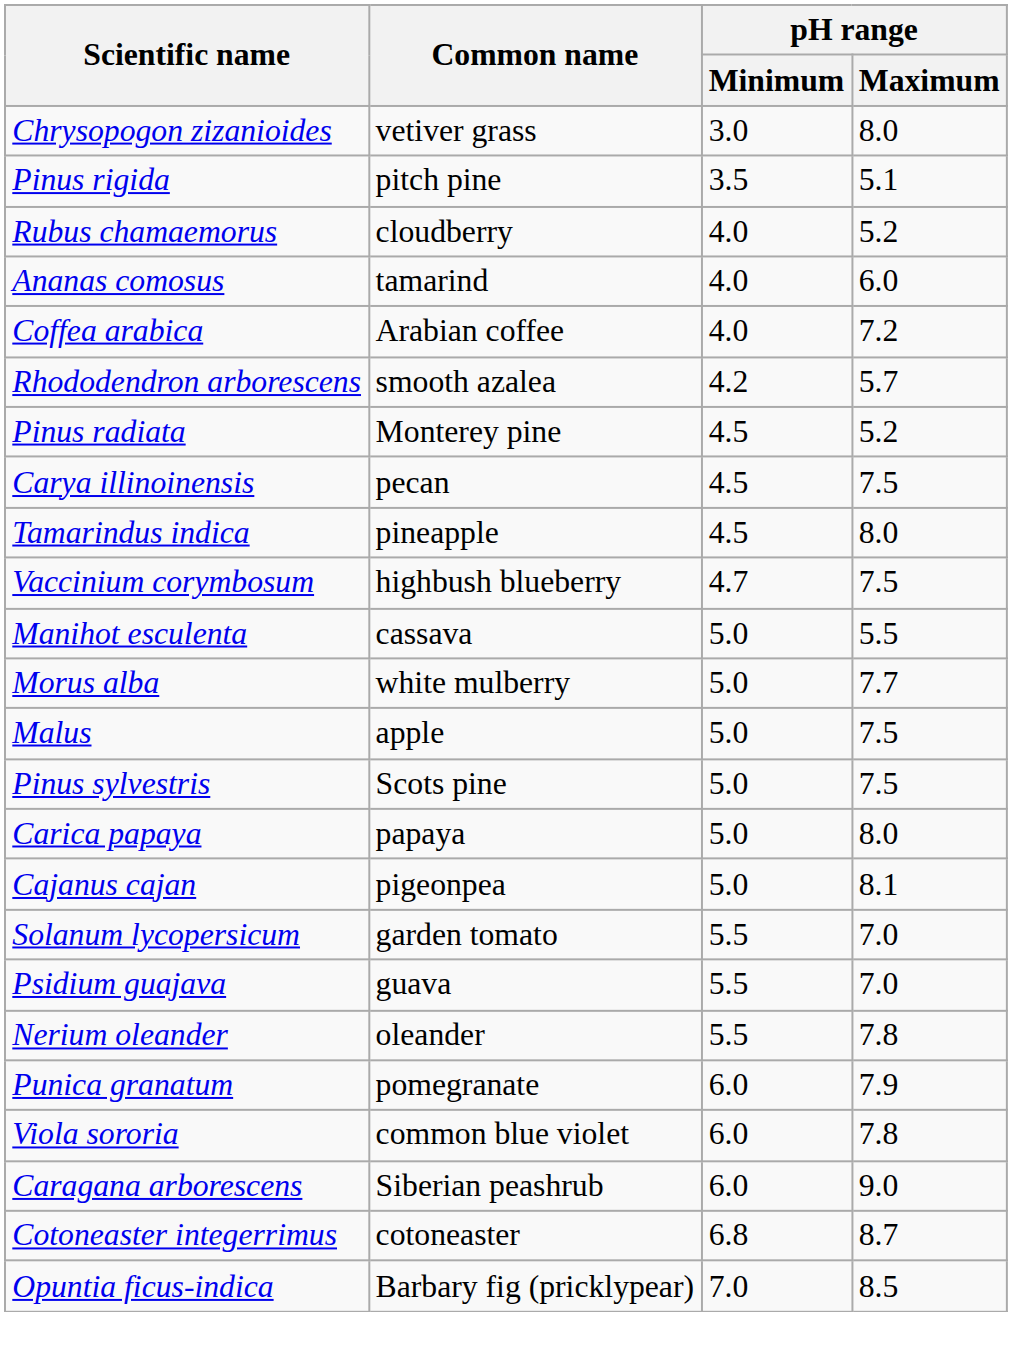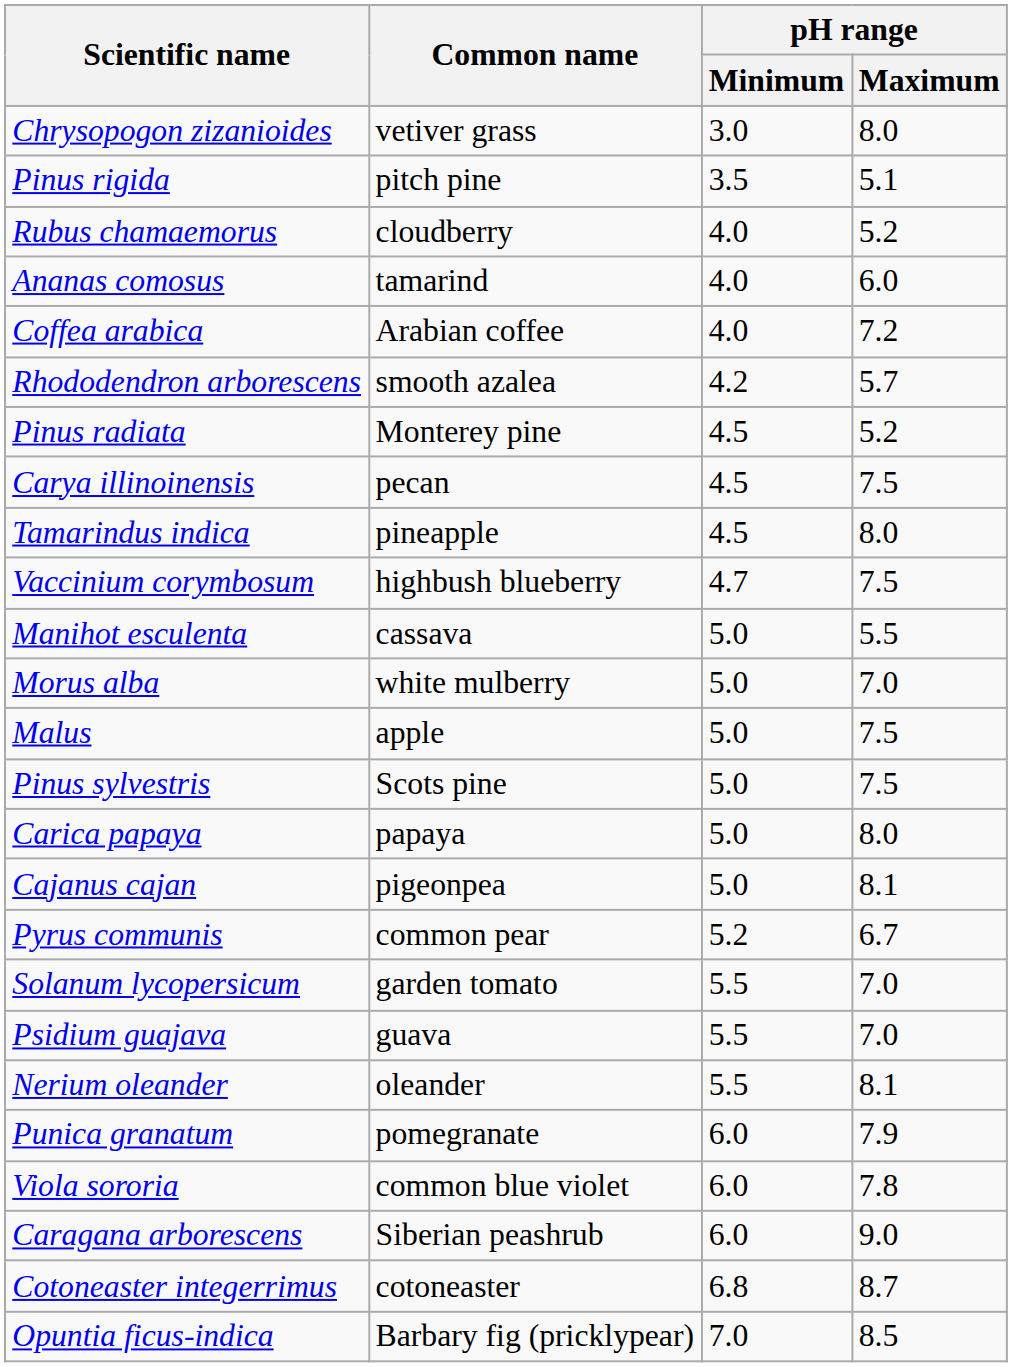(879, 682) 7.7 -> (879, 682) 7.0
+ row: (117, 933)
(879, 1034) 7.8 -> (879, 1084) 8.1
